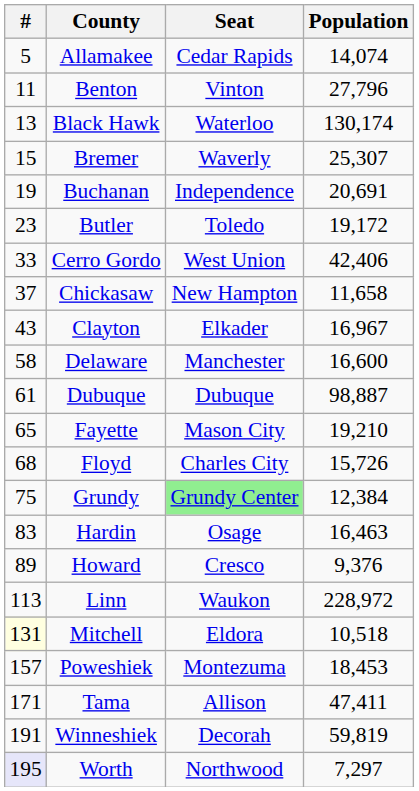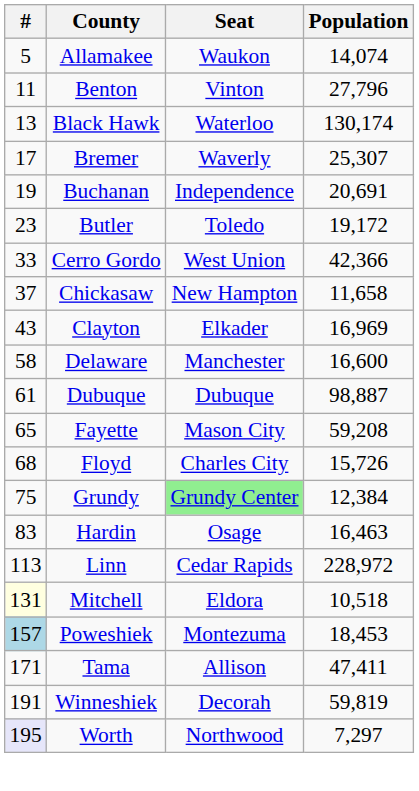(235, 55) Cedar Rapids -> (234, 55) Waukon
(26, 157) 15 -> (26, 157) 17
(358, 259) 42,406 -> (358, 259) 42,366
(358, 327) 16,967 -> (358, 327) 16,969
(358, 429) 19,210 -> (358, 429) 59,208
- row: (106, 565)
(234, 599) Waukon -> (235, 565) Cedar Rapids
(26, 667) no background -> (26, 633) lightblue background
